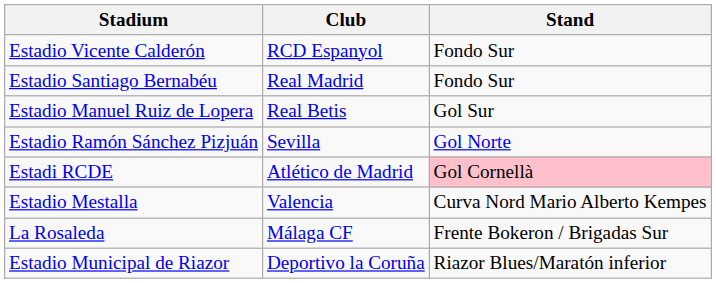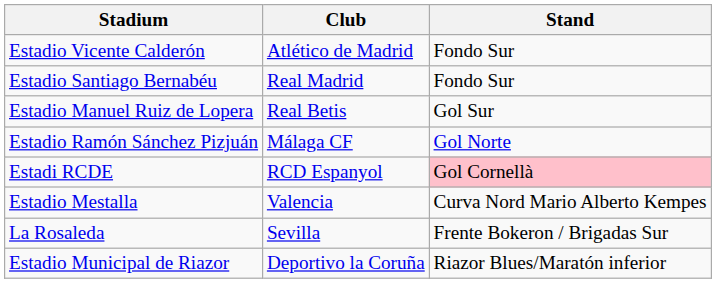(325, 50) RCD Espanyol -> (340, 50) Atlético de Madrid
(294, 141) Sevilla -> (310, 141) Málaga CF
(340, 171) Atlético de Madrid -> (325, 171) RCD Espanyol
(310, 232) Málaga CF -> (294, 232) Sevilla
